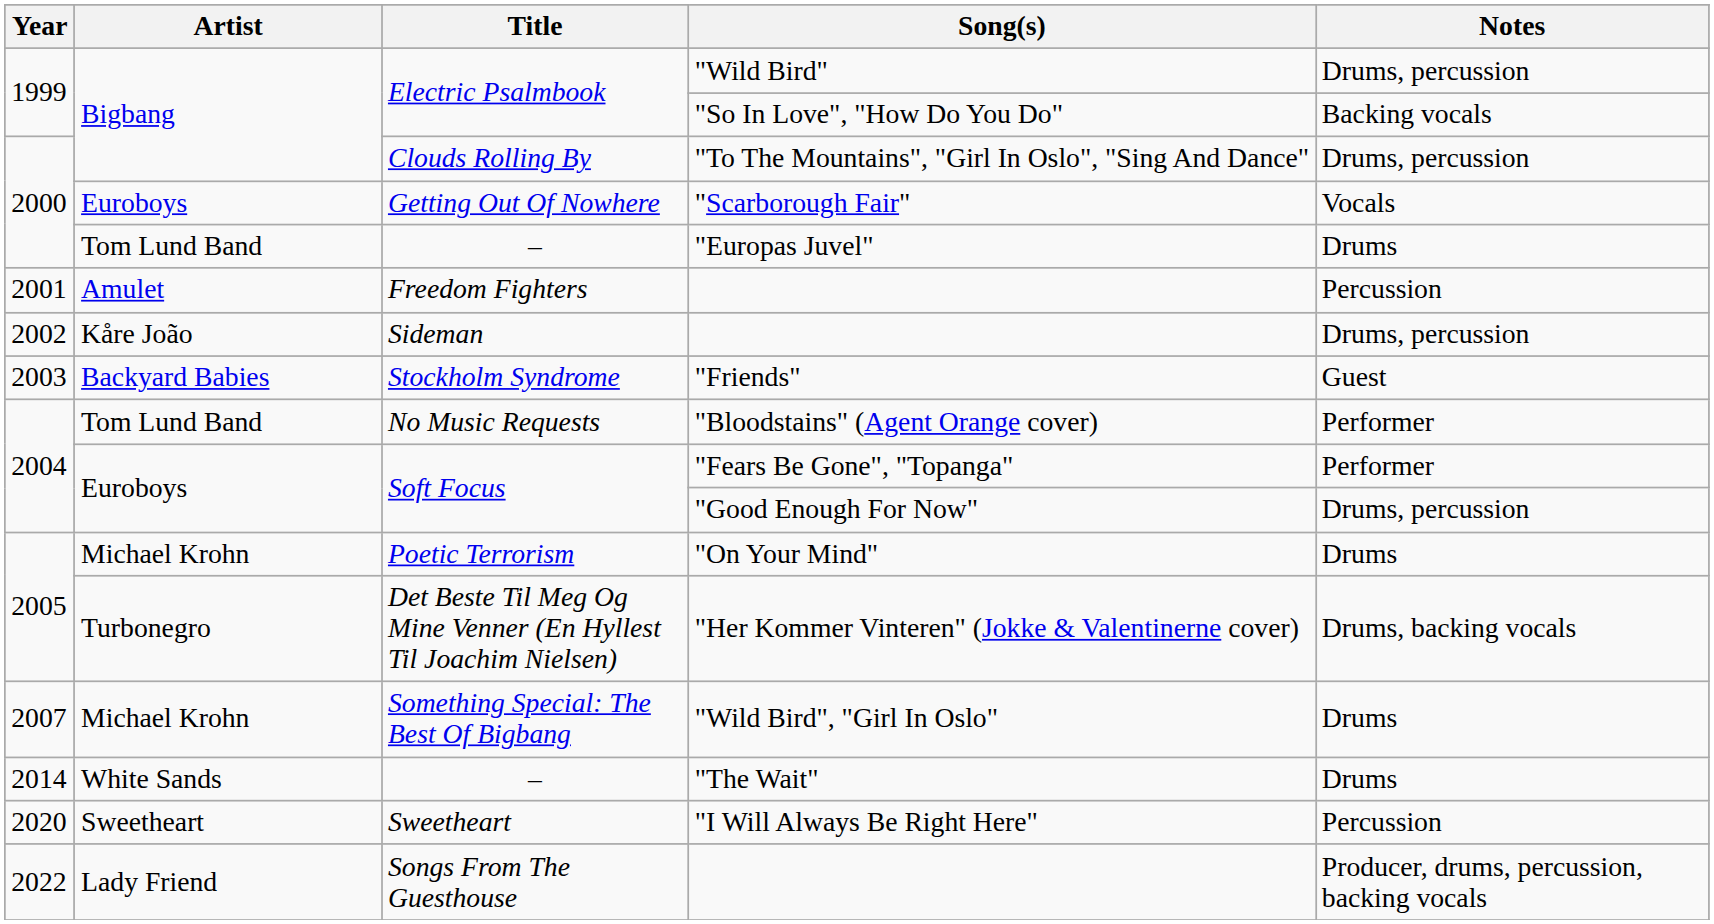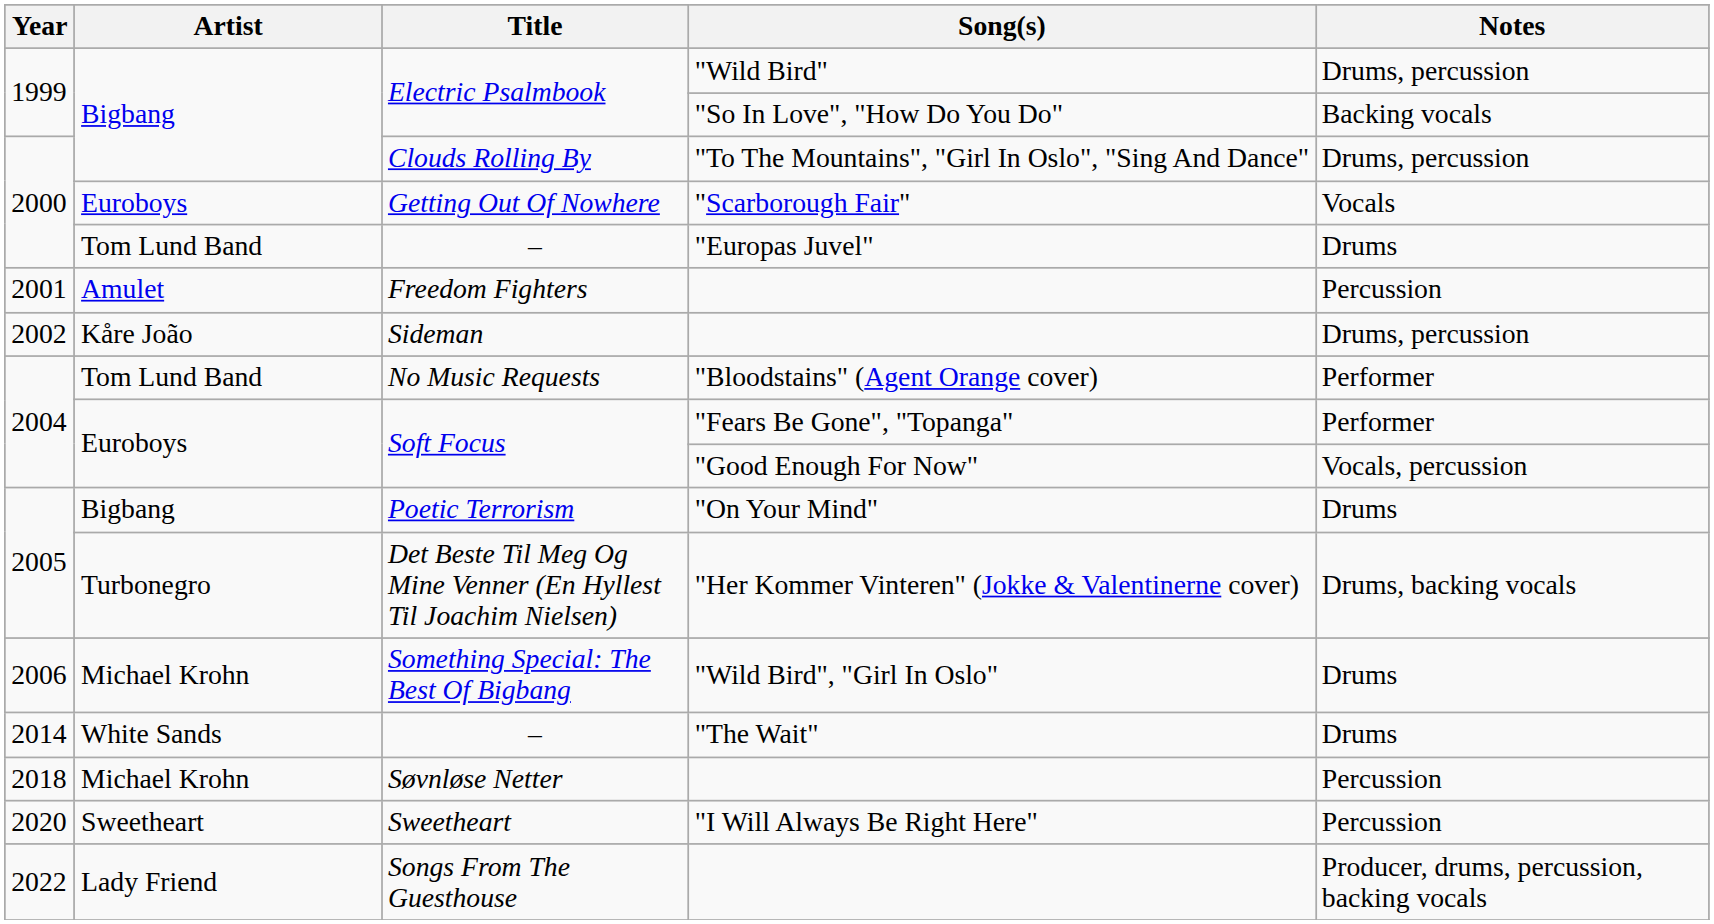- row: (504, 377)
(1426, 509) Drums, percussion -> (1425, 465) Vocals, percussion
(165, 553) Michael Krohn -> (128, 509) Bigbang
(39, 718) 2007 -> (39, 674) 2006
+ row: (475, 778)
